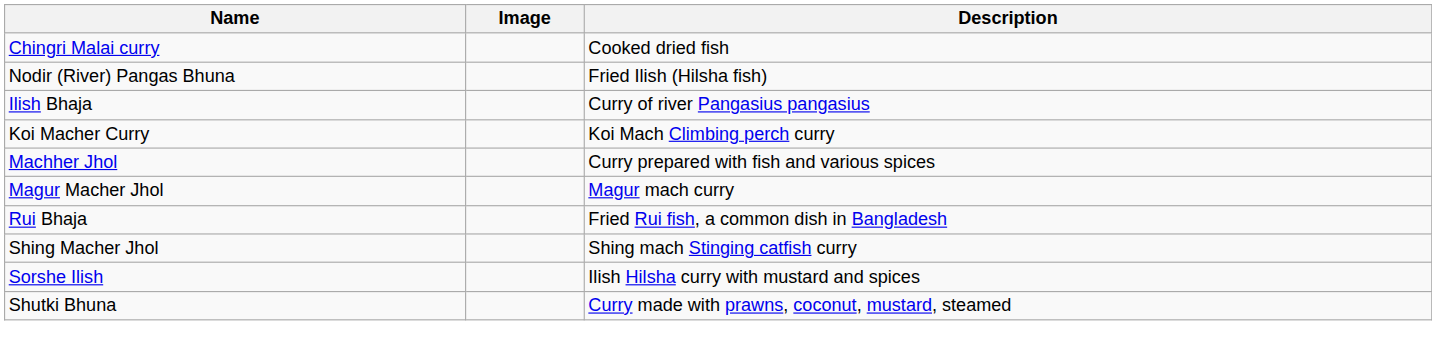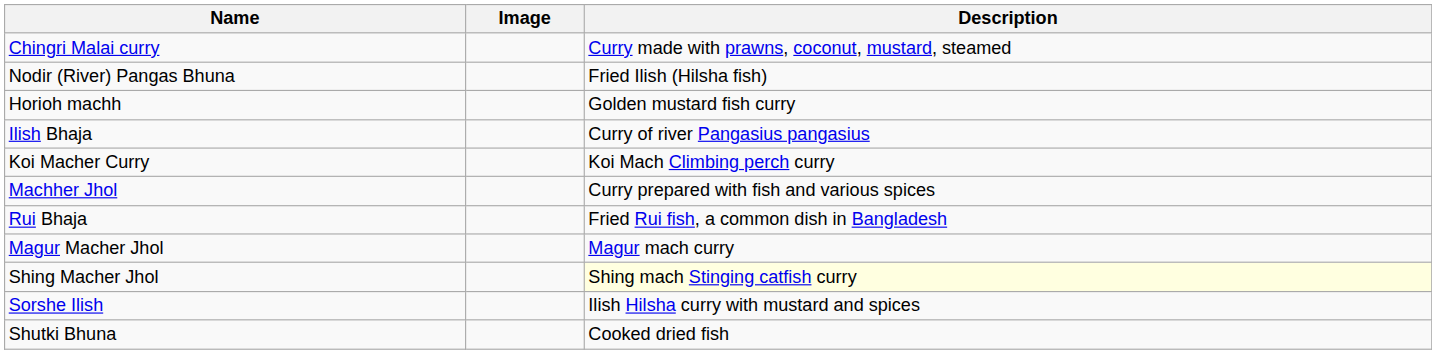(659, 47) Cooked dried fish -> (800, 47) Curry made with prawns, coconut, mustard, steamed
+ row: (65, 104)
rows swapped: (86, 190) <-> (48, 219)
(723, 248) no background -> (723, 276) lightyellow background
(800, 305) Curry made with prawns, coconut, mustard, steamed -> (659, 334) Cooked dried fish
